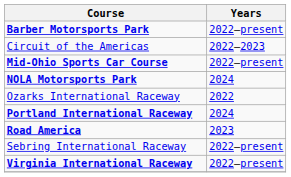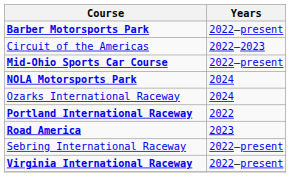(222, 96) 2022 -> (222, 96) 2024
(222, 113) 2024 -> (222, 113) 2022
